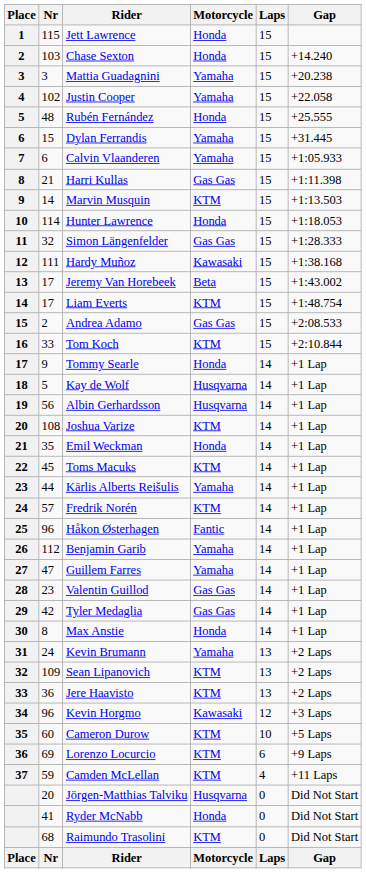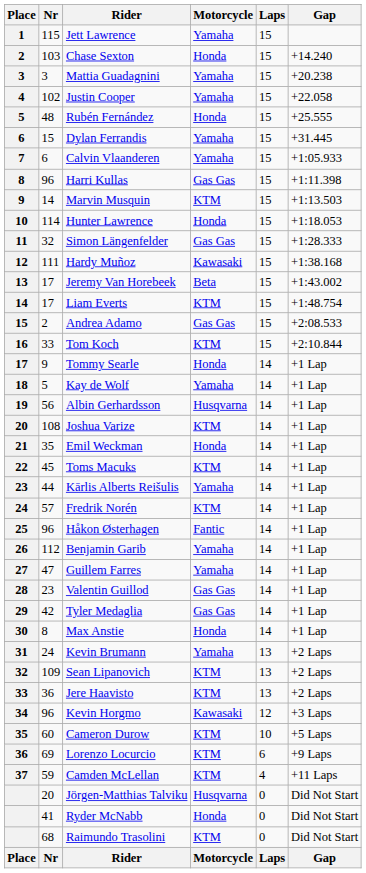(210, 35) Honda -> (213, 35) Yamaha
(48, 179) 21 -> (48, 179) 96
(220, 384) Husqvarna -> (213, 384) Yamaha
